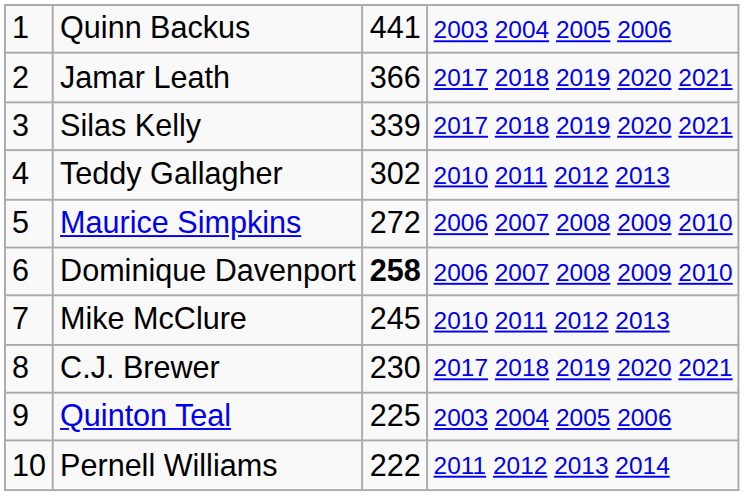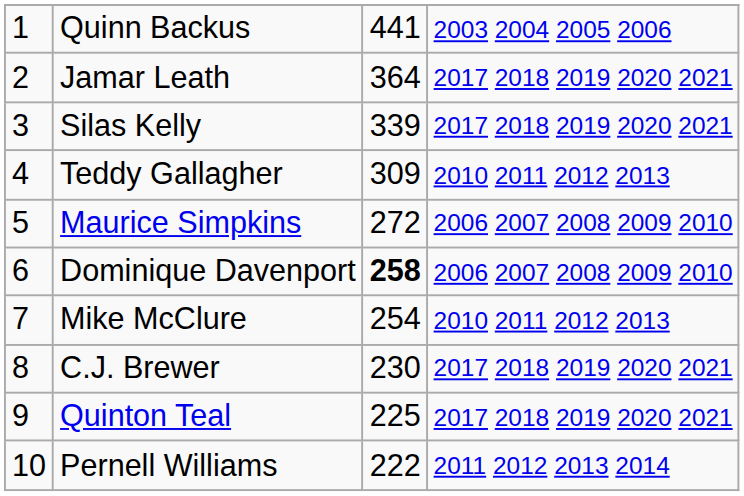(395, 77) 366 -> (395, 77) 364
(395, 174) 302 -> (395, 174) 309
(395, 319) 245 -> (395, 319) 254
(553, 417) 2003 2004 2005 2006 -> (583, 417) 2017 2018 2019 2020 2021
